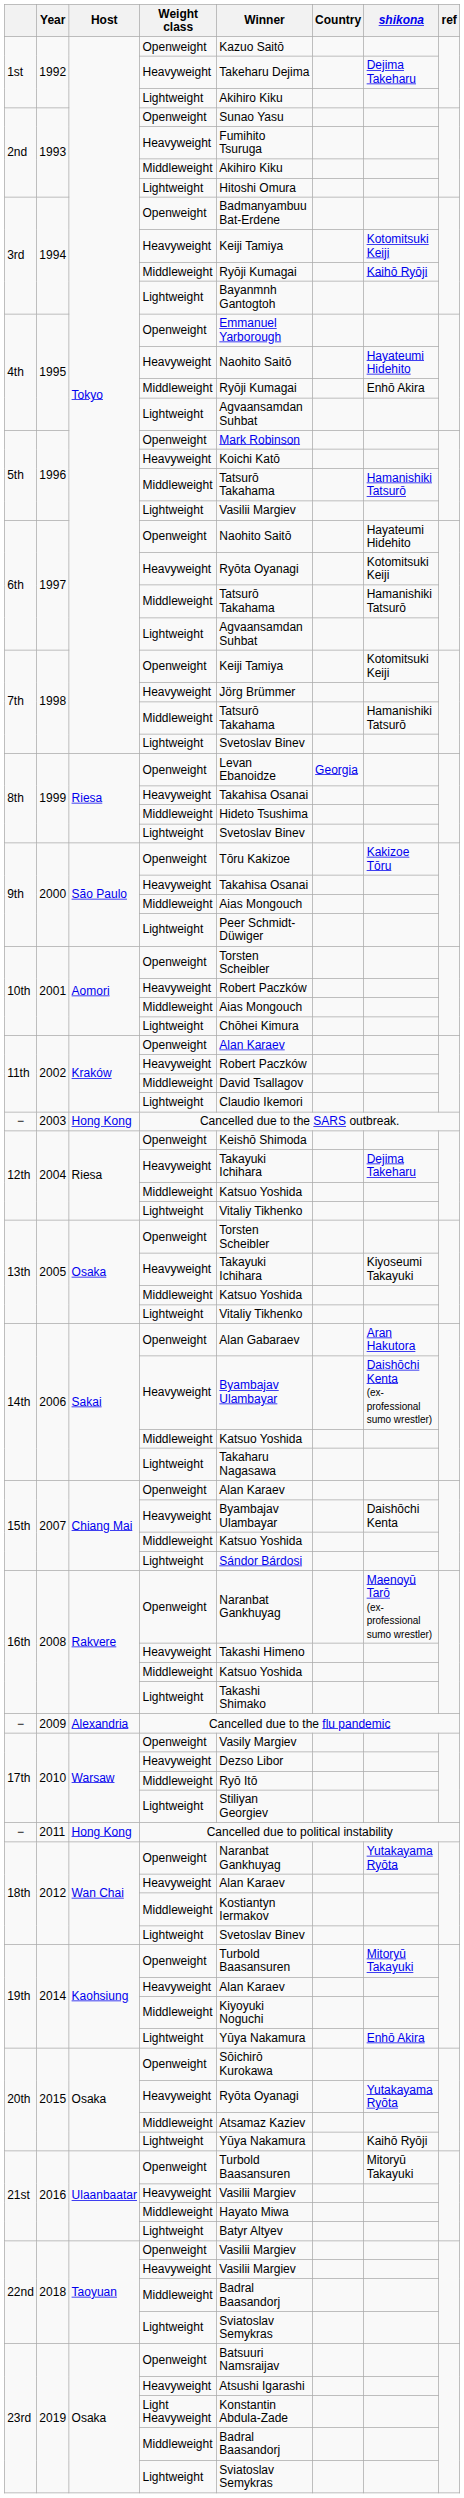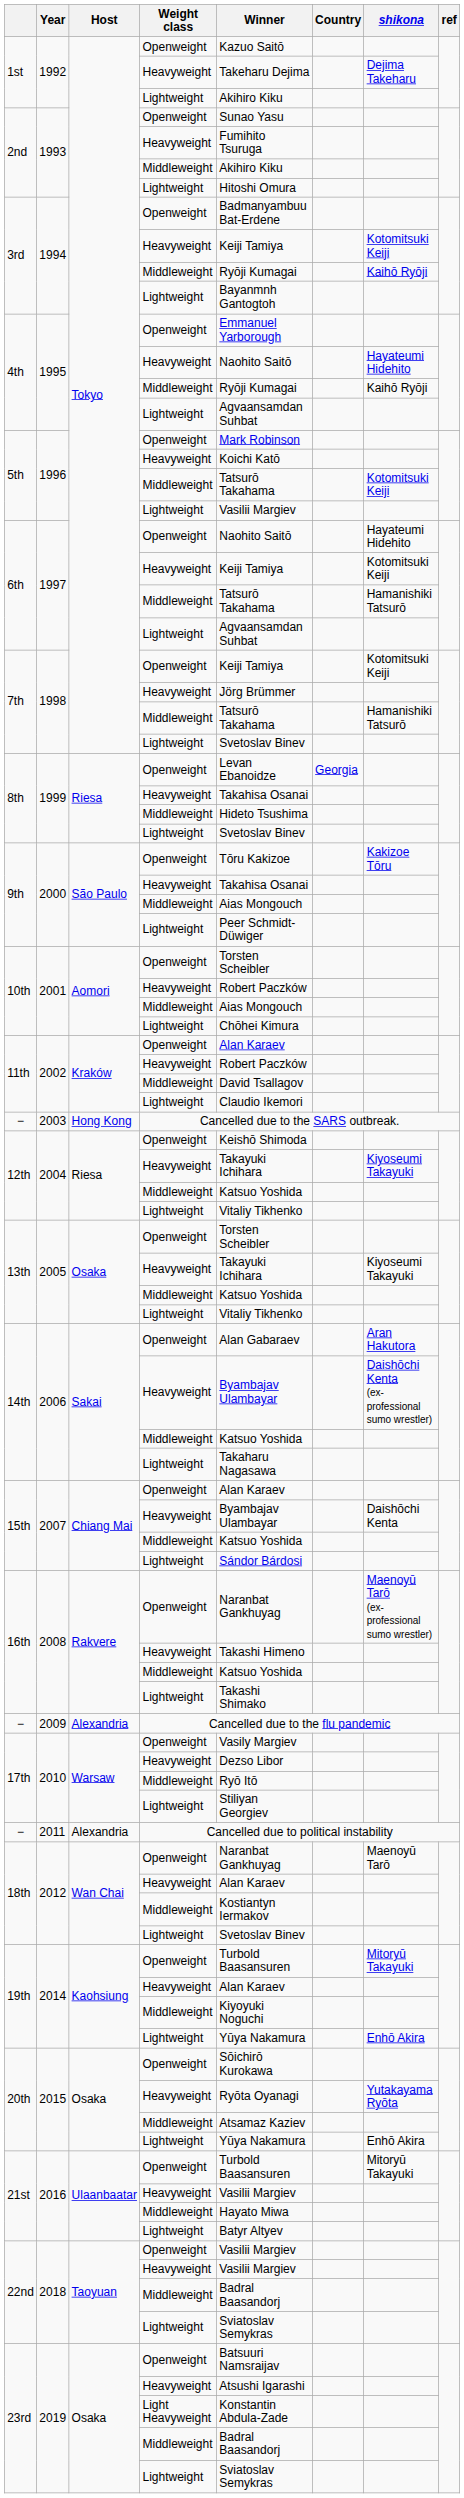(396, 388) Enhō Akira -> (397, 388) Kaihō Ryōji
(399, 484) Hamanishiki Tatsurō -> (398, 484) Kotomitsuki Keiji
(259, 568) Ryōta Oyanagi -> (251, 568) Keiji Tamiya
(391, 1166) Dejima Takeharu -> (394, 1166) Kiyoseumi Takayuki
(102, 1832) Hong Kong -> (100, 1832) Alexandria
(400, 1857) Yutakayama Ryōta -> (391, 1857) Maenoyū Tarō
(397, 2141) Kaihō Ryōji -> (396, 2141) Enhō Akira
